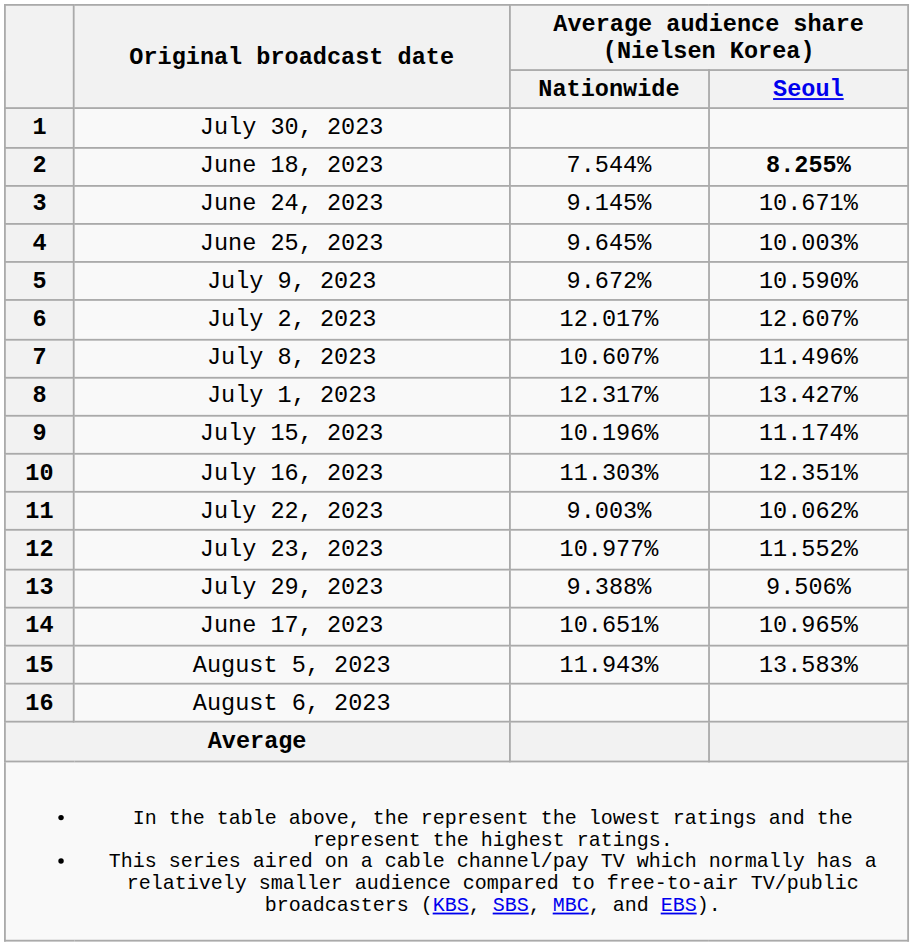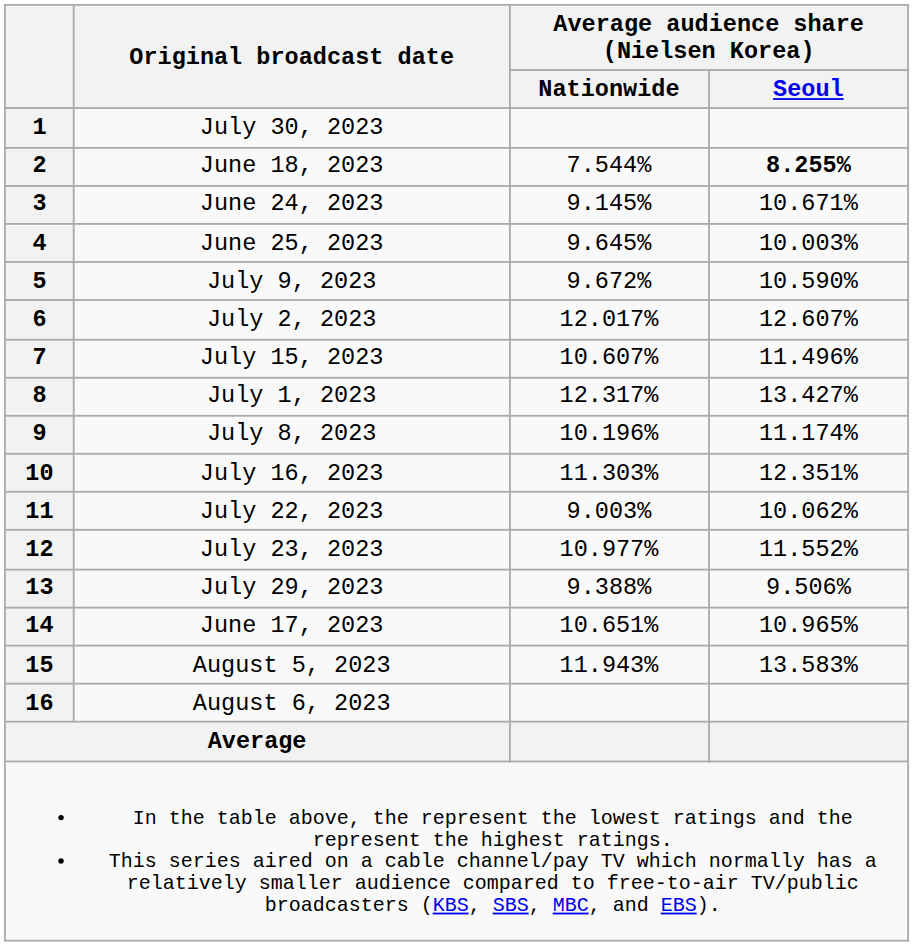(292, 358) July 8, 2023 -> (292, 358) July 15, 2023
(292, 435) July 15, 2023 -> (292, 435) July 8, 2023
